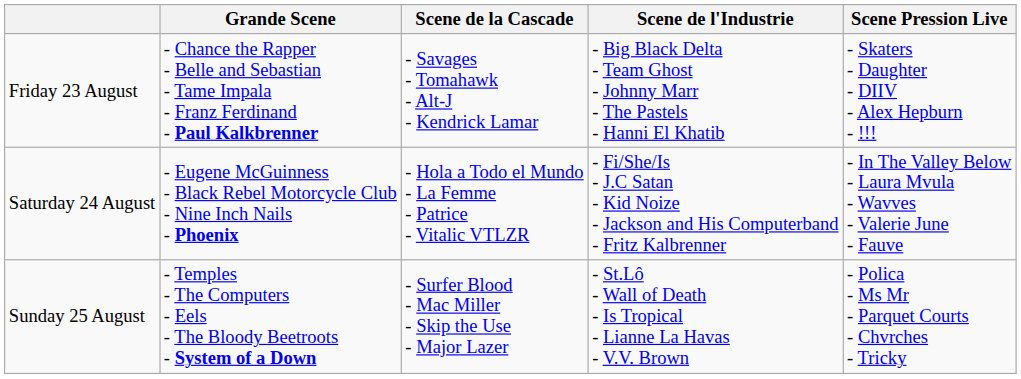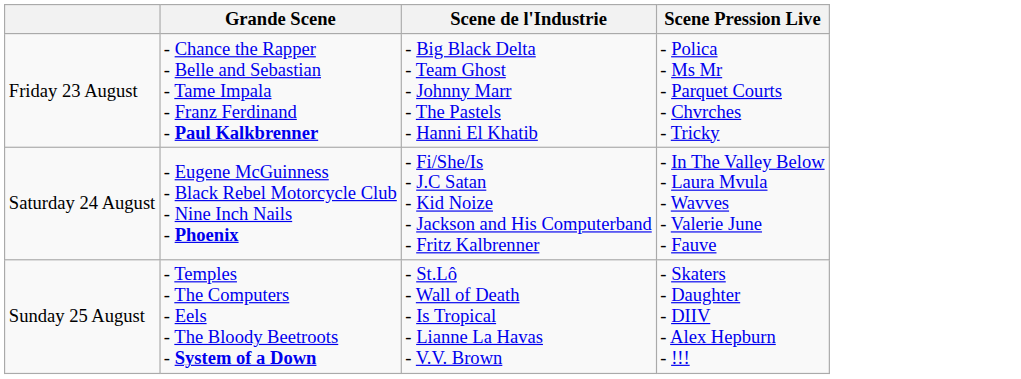- column: (494, 19)
(905, 90) - Skaters - Daughter - DIIV - Alex Hepburn - !!! -> (721, 90) - Polica - Ms Mr - Parquet Courts - Chvrches - Tricky
(908, 316) - Polica - Ms Mr - Parquet Courts - Chvrches - Tricky -> (718, 316) - Skaters - Daughter - DIIV - Alex Hepburn - !!!
